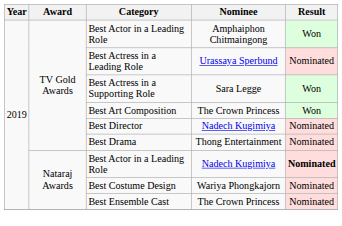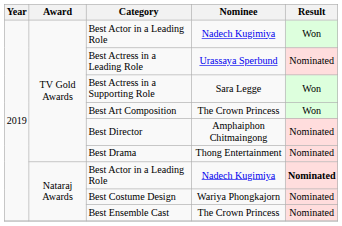(238, 34) Amphaiphon Chitmaingong -> (238, 34) Nadech Kugimiya
(238, 126) Nadech Kugimiya -> (238, 132) Amphaiphon Chitmaingong
